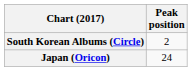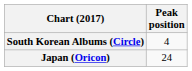(167, 41) 2 -> (167, 41) 4
